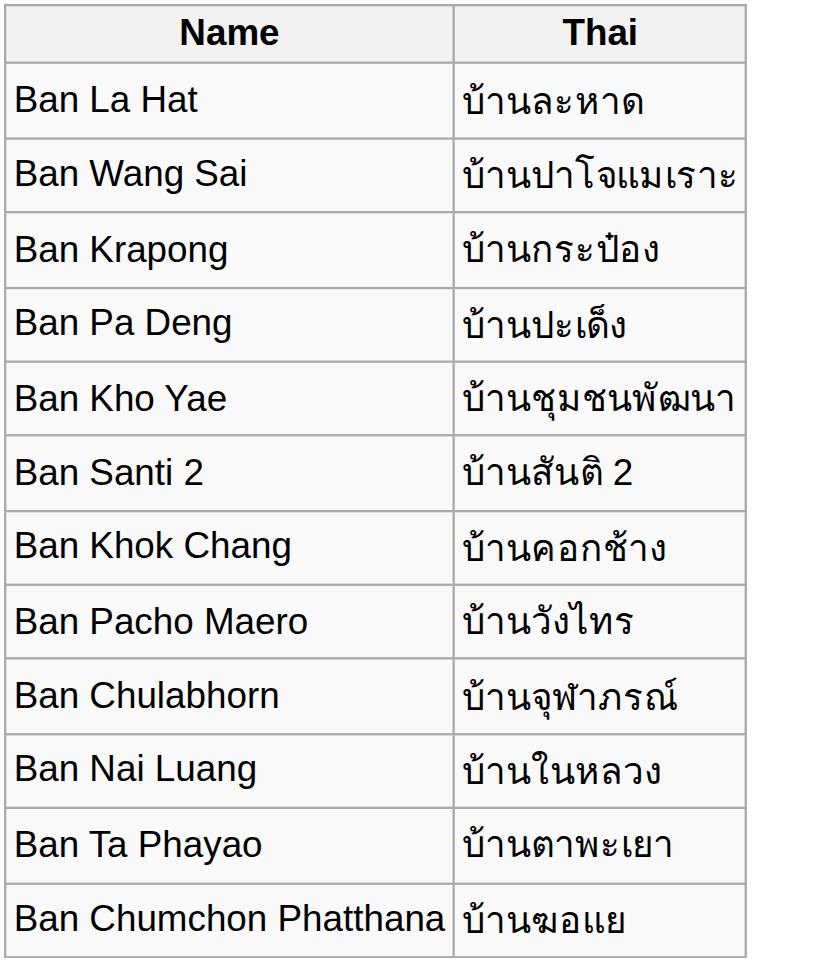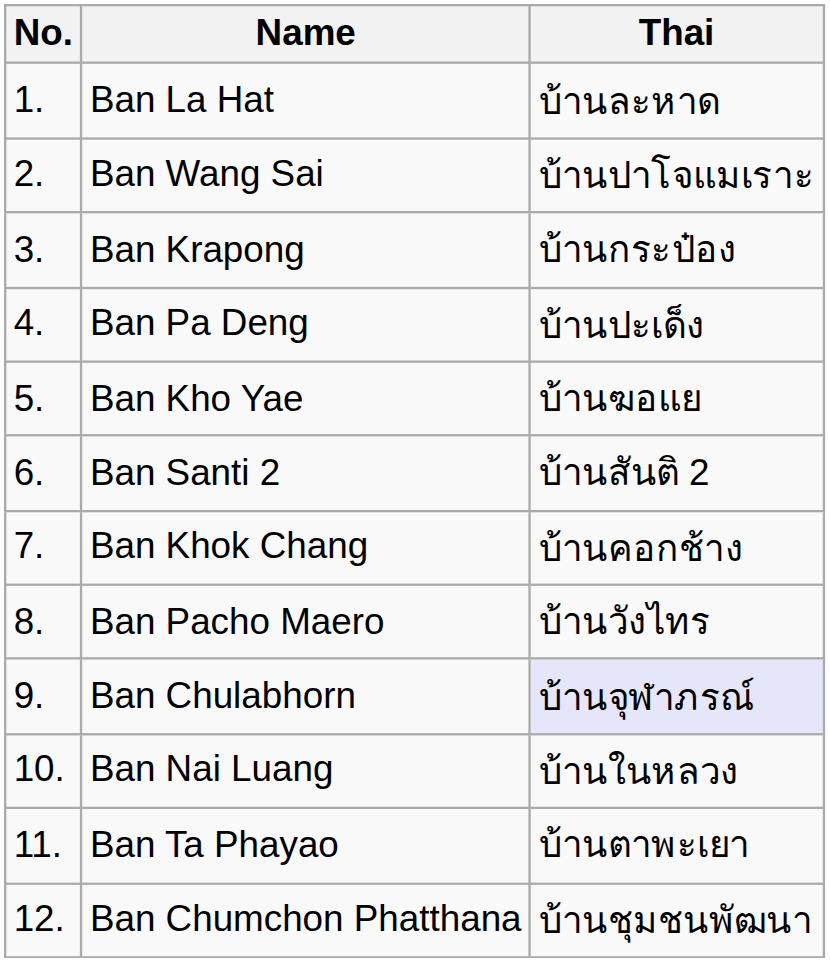+ column: (43, 33)
(599, 399) บ้านชุมชนพัฒนา -> (620, 399) บ้านฆอแย
(570, 696) no background -> (647, 696) lavender background
(544, 920) บ้านฆอแย -> (675, 920) บ้านชุมชนพัฒนา
